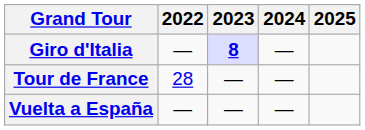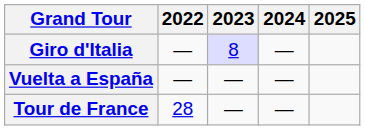(233, 49) bold -> (233, 49) normal
rows swapped: (81, 79) <-> (81, 109)
